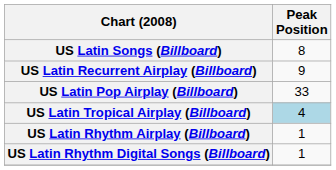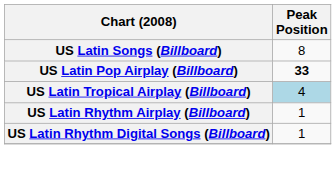- row: (139, 71)
(302, 92) normal -> (302, 71) bold
